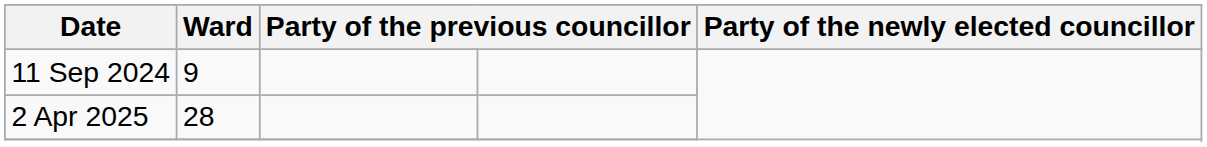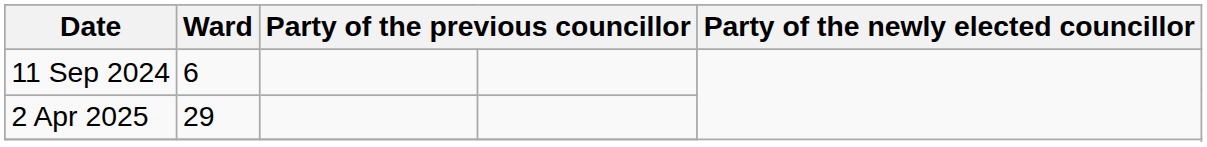(191, 71) 9 -> (191, 71) 6
(199, 116) 28 -> (199, 116) 29
